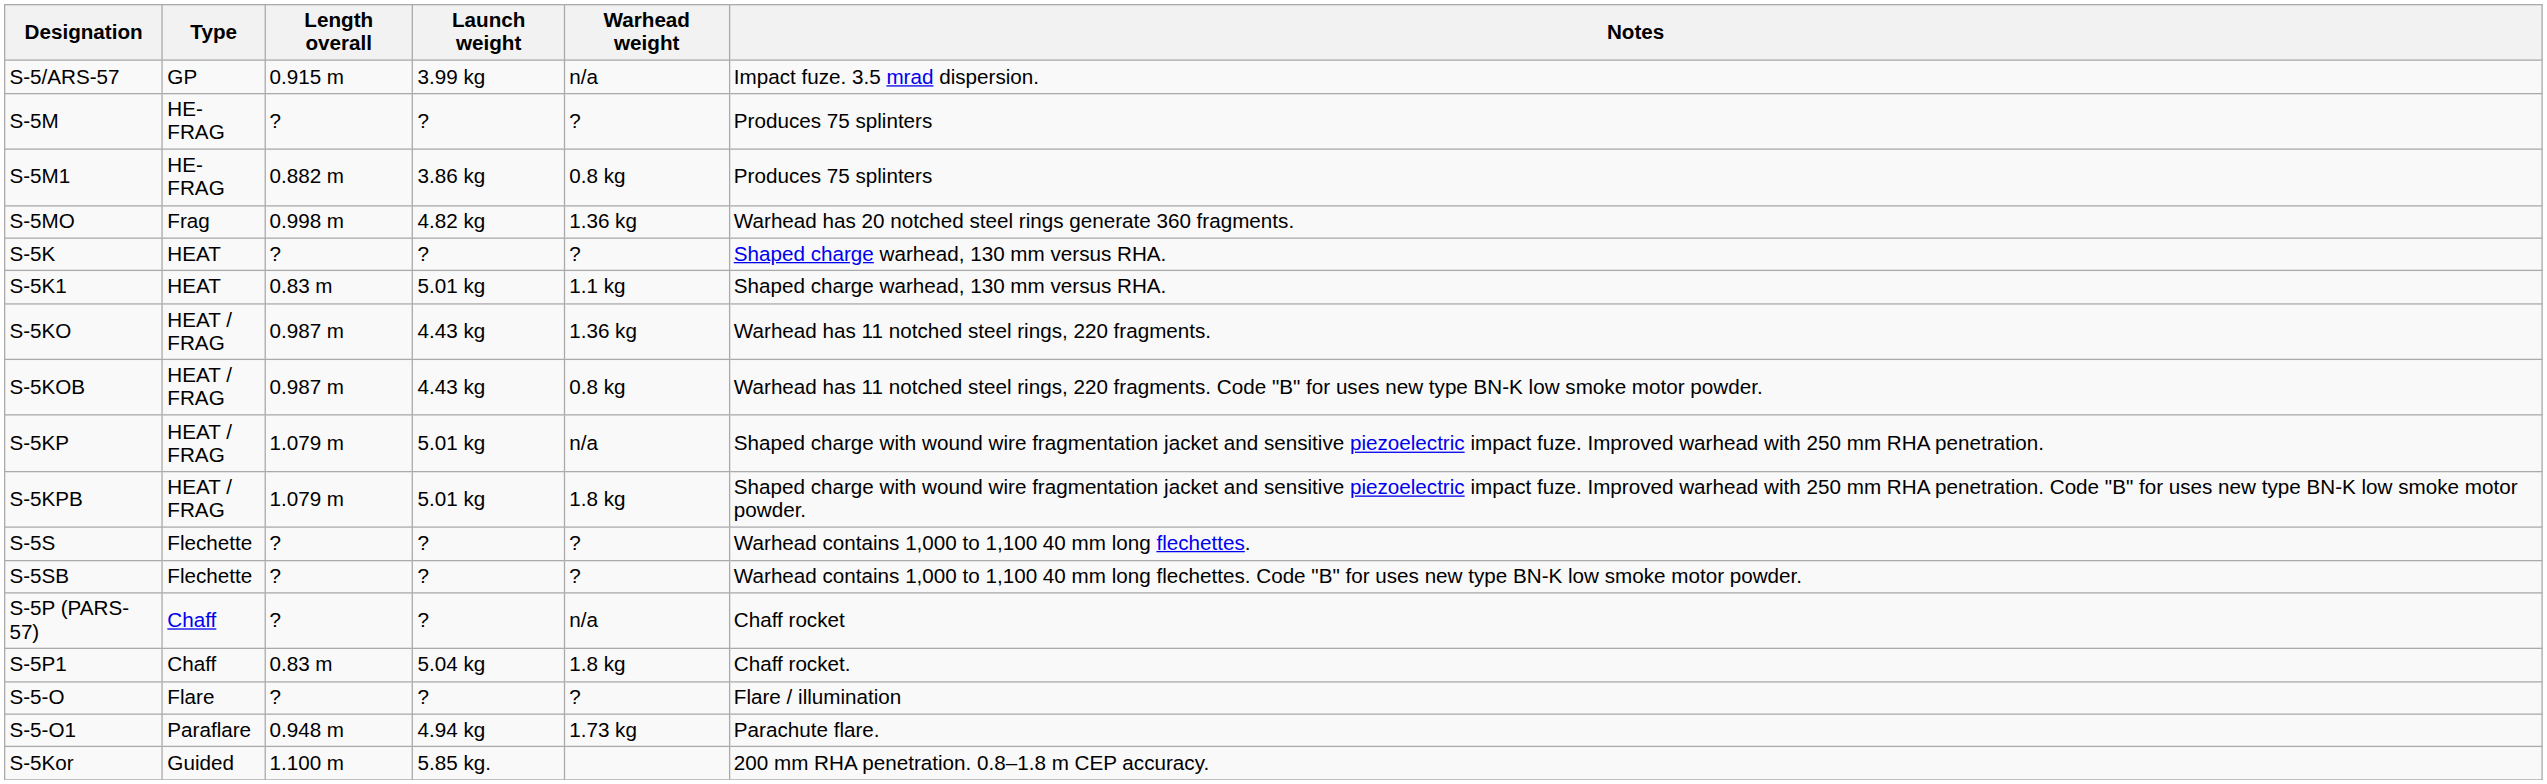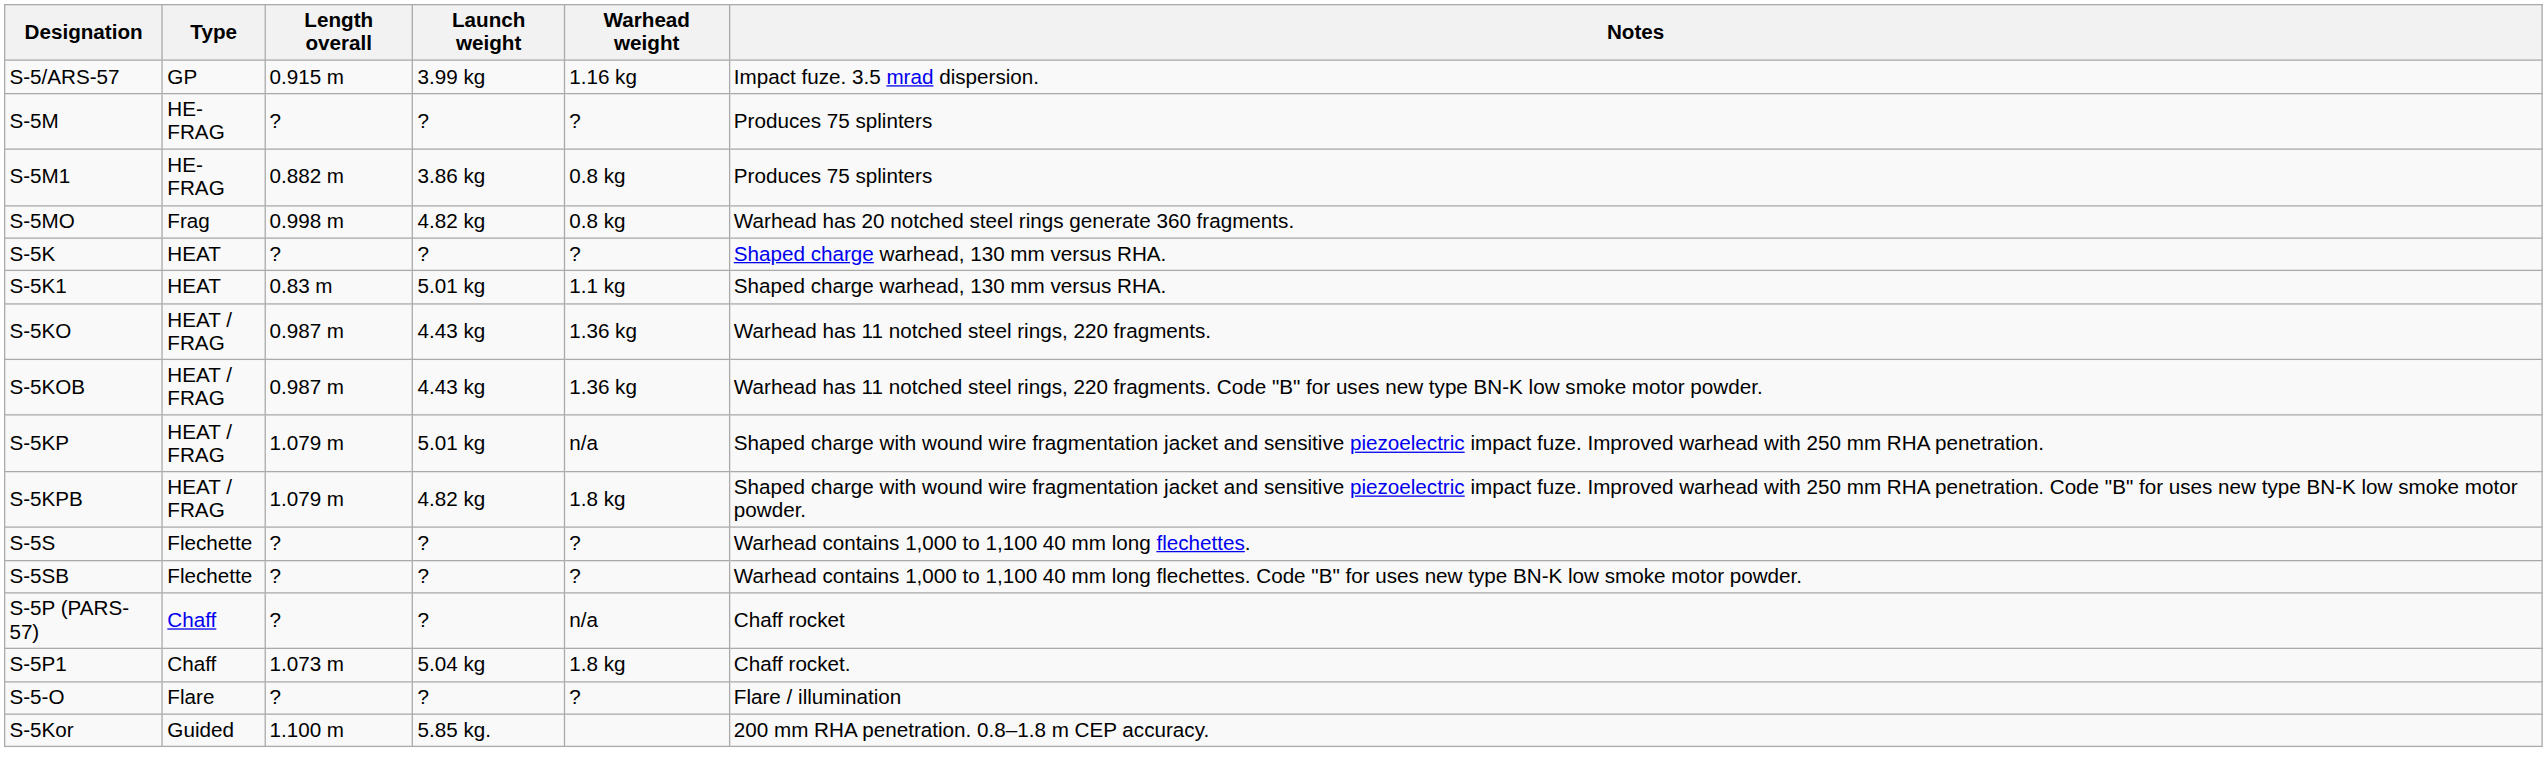(584, 76) n/a -> (603, 76) 1.16 kg
(603, 221) 1.36 kg -> (597, 221) 0.8 kg
(597, 387) 0.8 kg -> (603, 387) 1.36 kg
(451, 499) 5.01 kg -> (451, 499) 4.82 kg
(301, 664) 0.83 m -> (307, 664) 1.073 m
- row: (43, 730)
